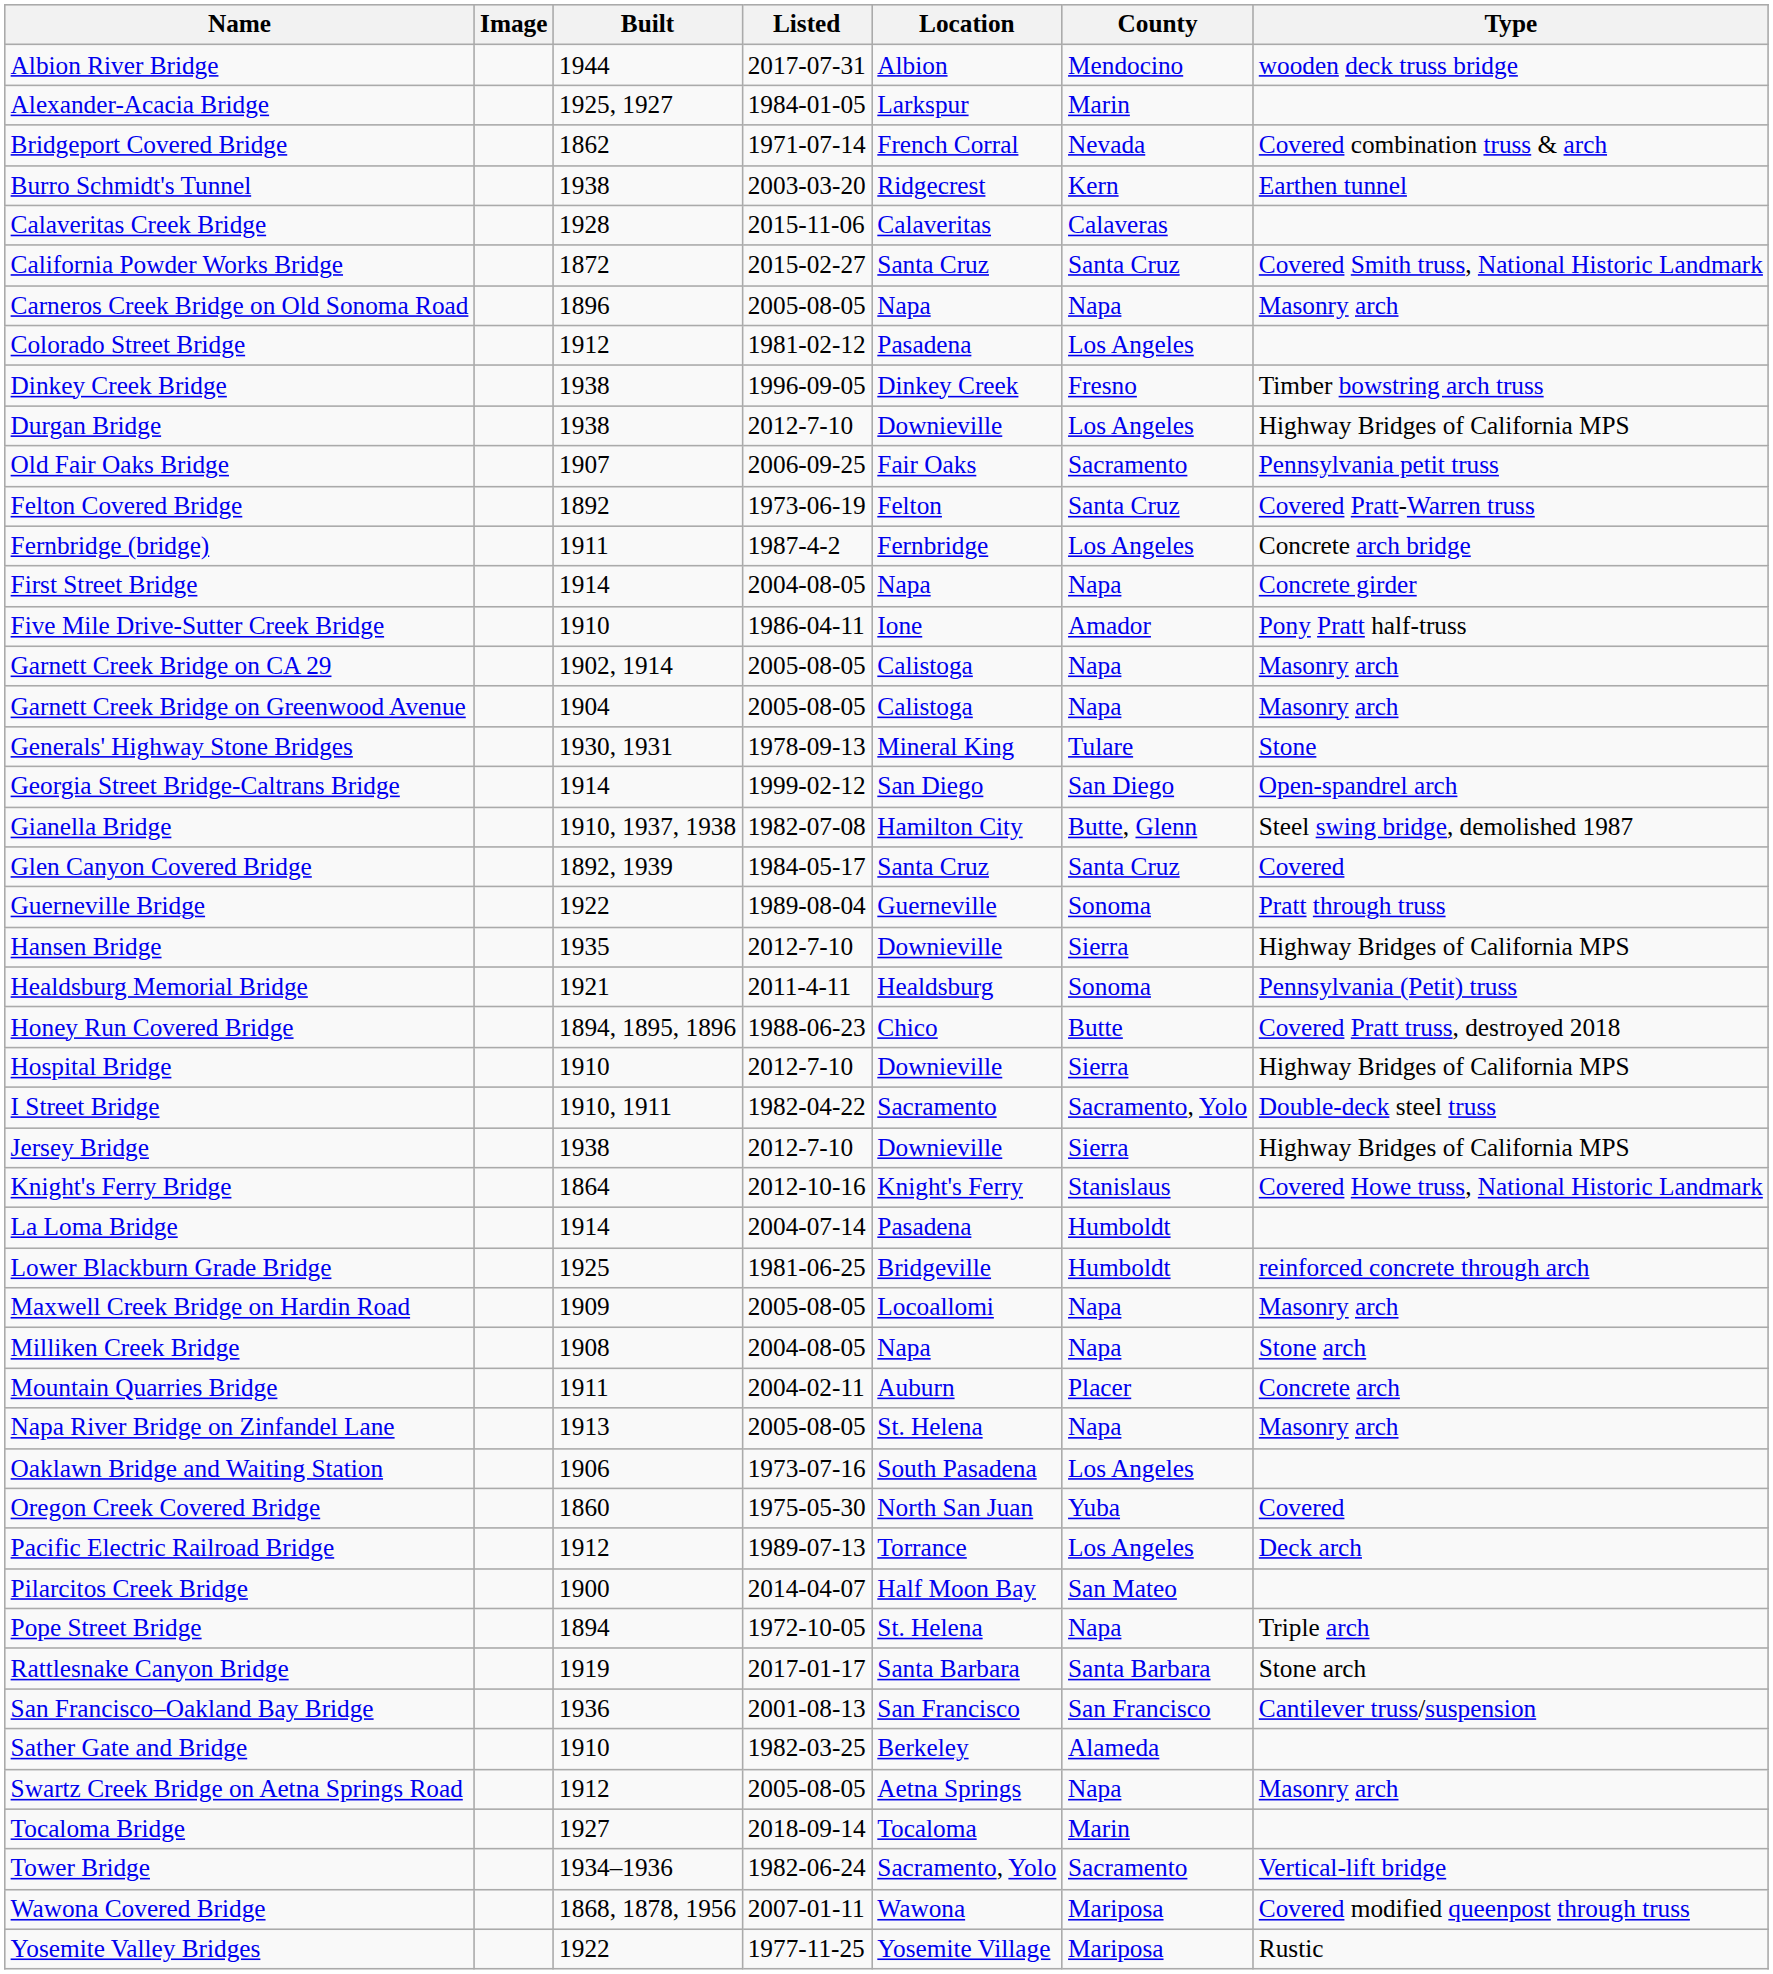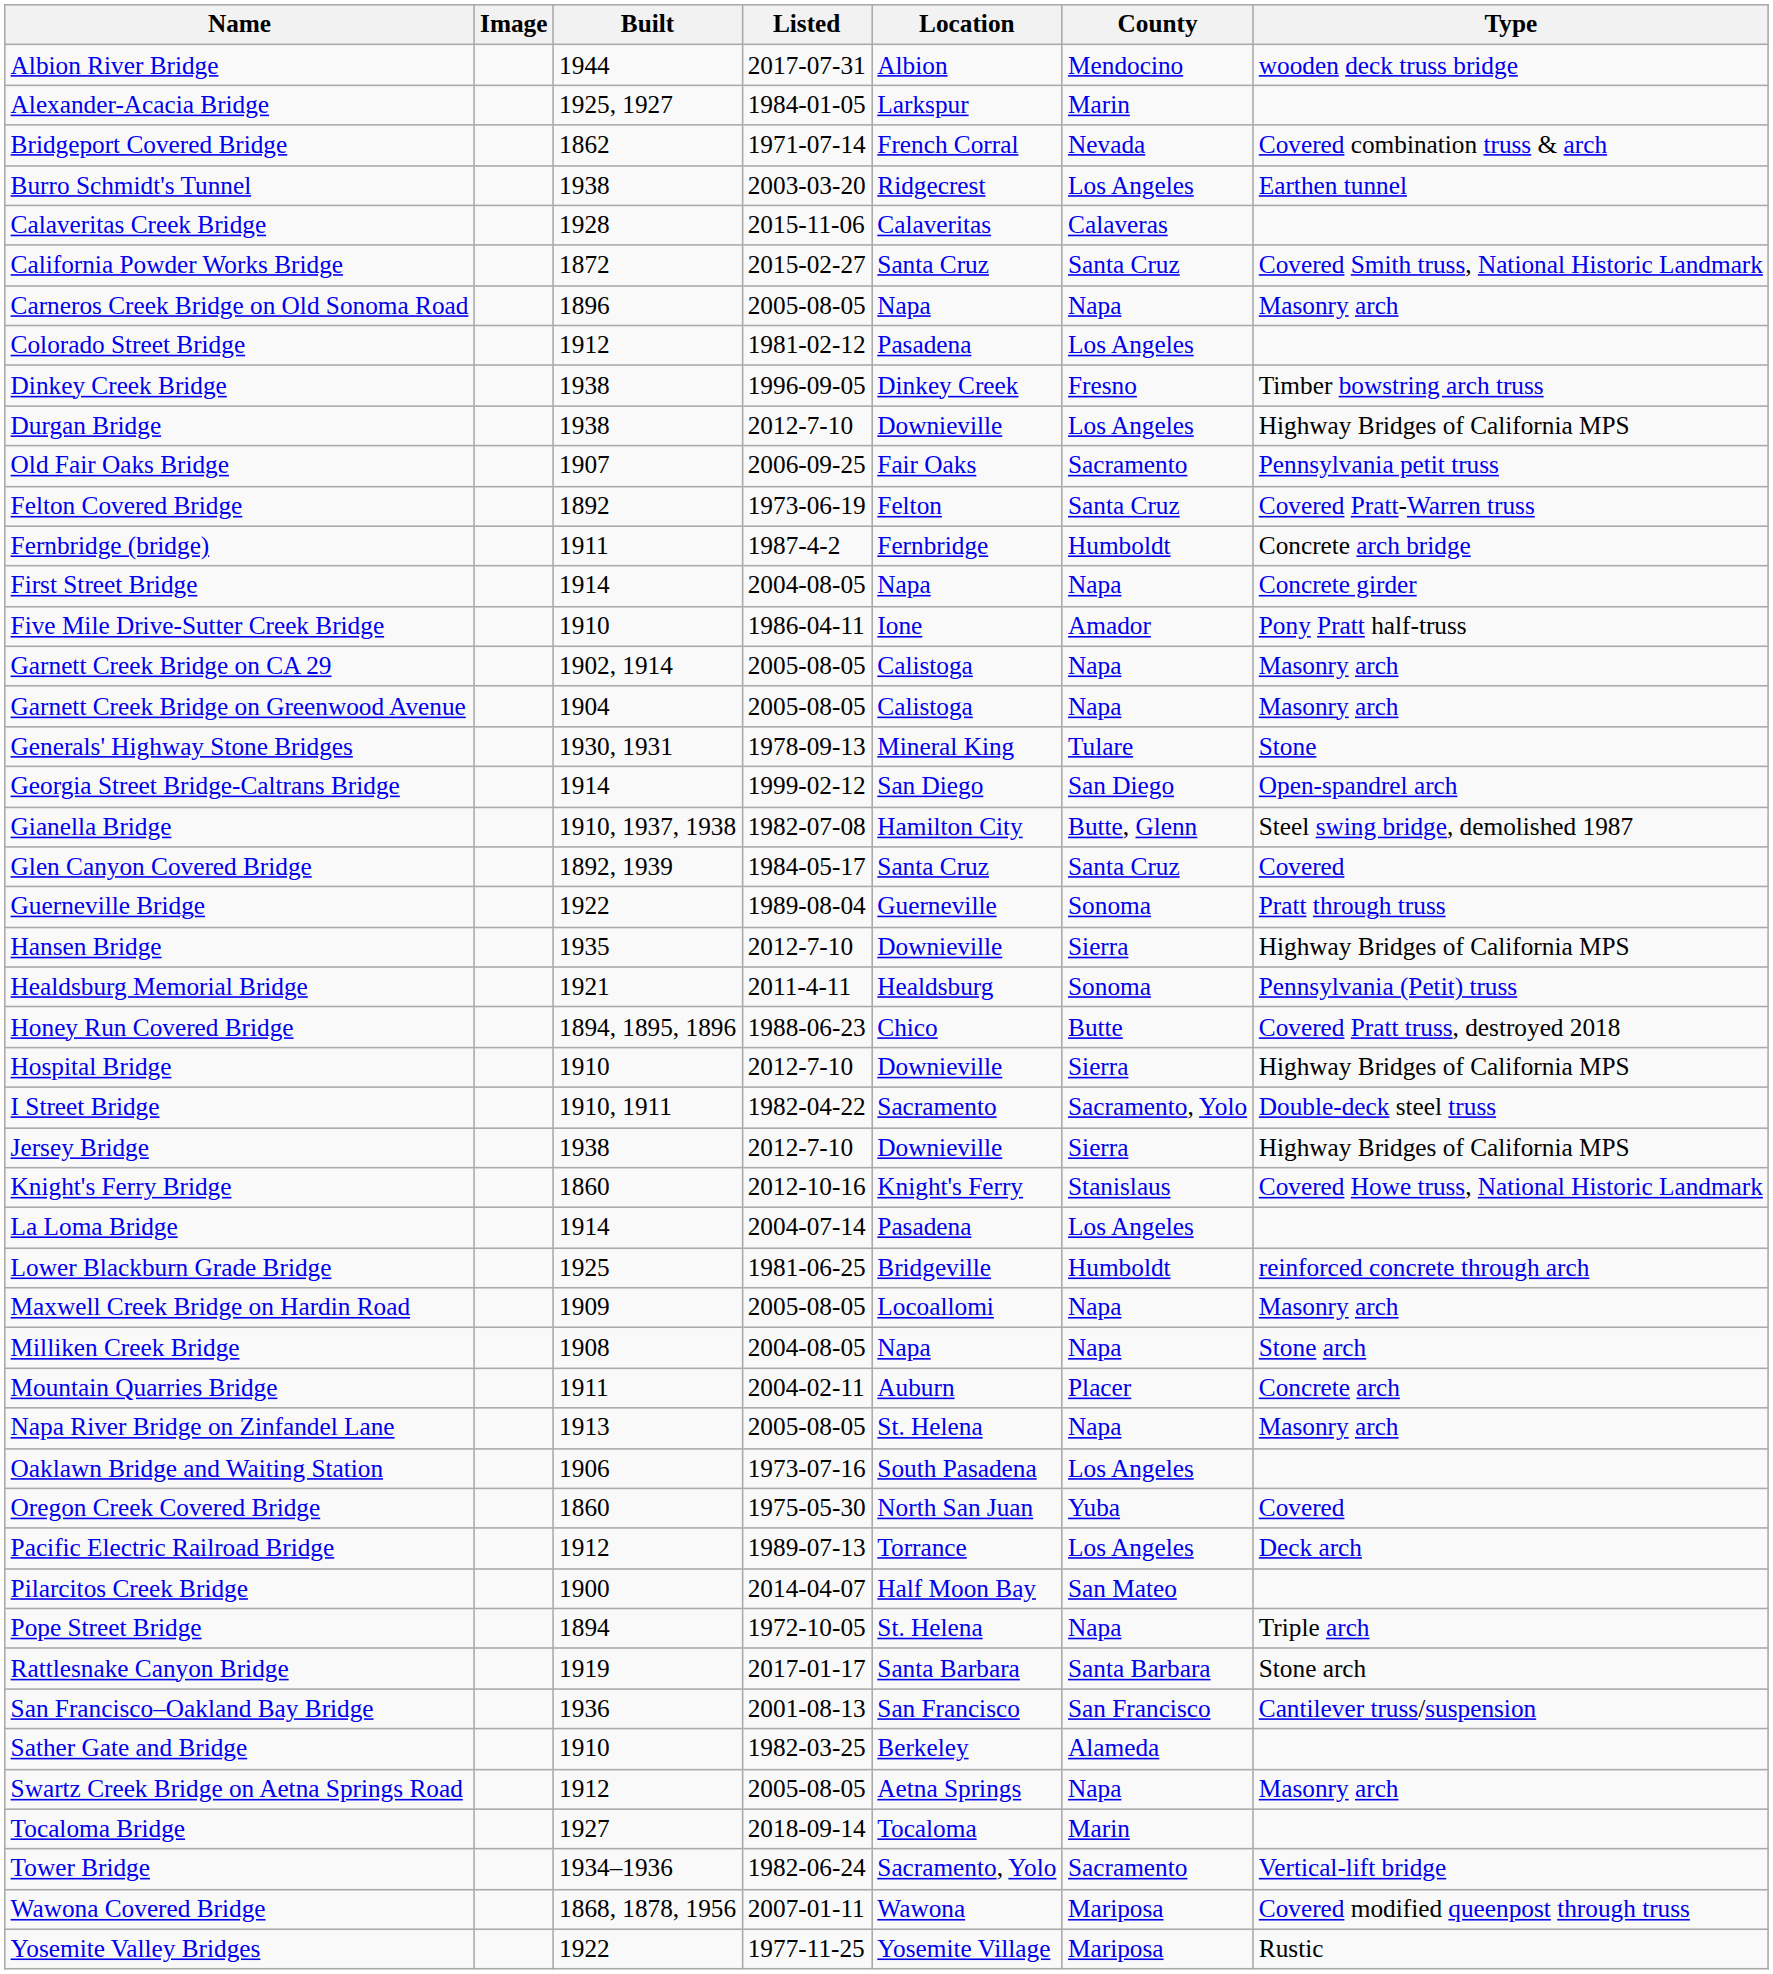(1093, 184) Kern -> (1131, 184) Los Angeles
(1131, 545) Los Angeles -> (1119, 545) Humboldt
(584, 1187) 1864 -> (584, 1187) 1860
(1119, 1227) Humboldt -> (1131, 1227) Los Angeles
